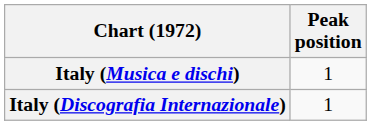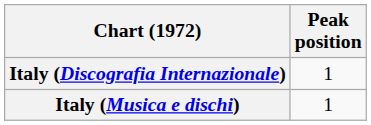rows swapped: (147, 104) <-> (147, 73)
